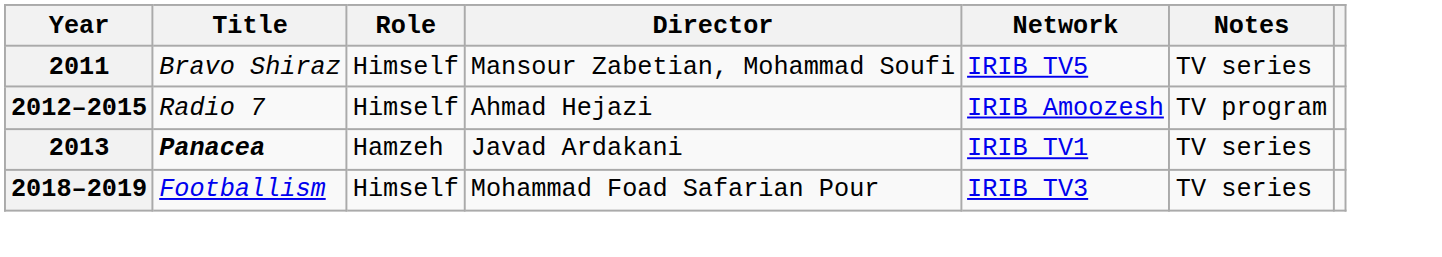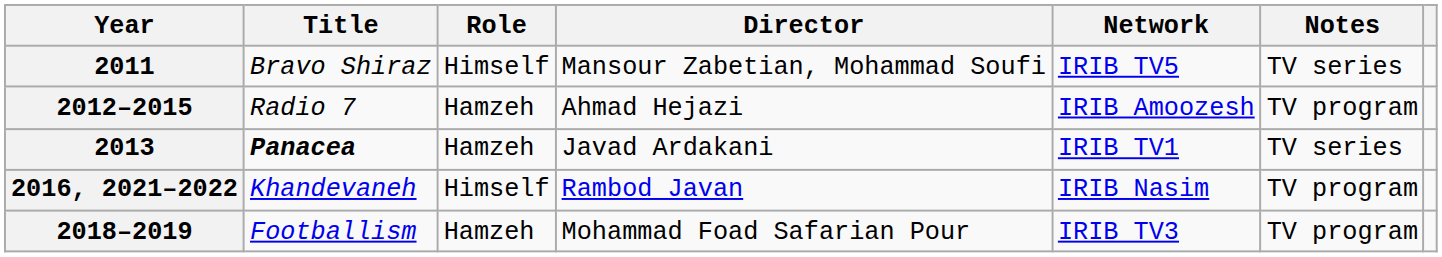(406, 108) Himself -> (489, 108) Hamzeh
+ row: (124, 190)
(406, 190) Himself -> (489, 231) Hamzeh
(1244, 190) TV series -> (1342, 231) TV program
